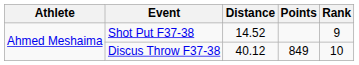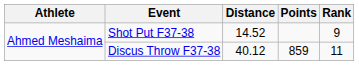(299, 51) 849 -> (299, 51) 859
(337, 51) 10 -> (337, 51) 11
